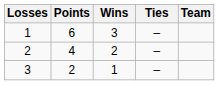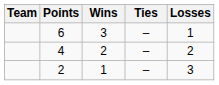columns swapped: (196, 13) <-> (28, 13)
